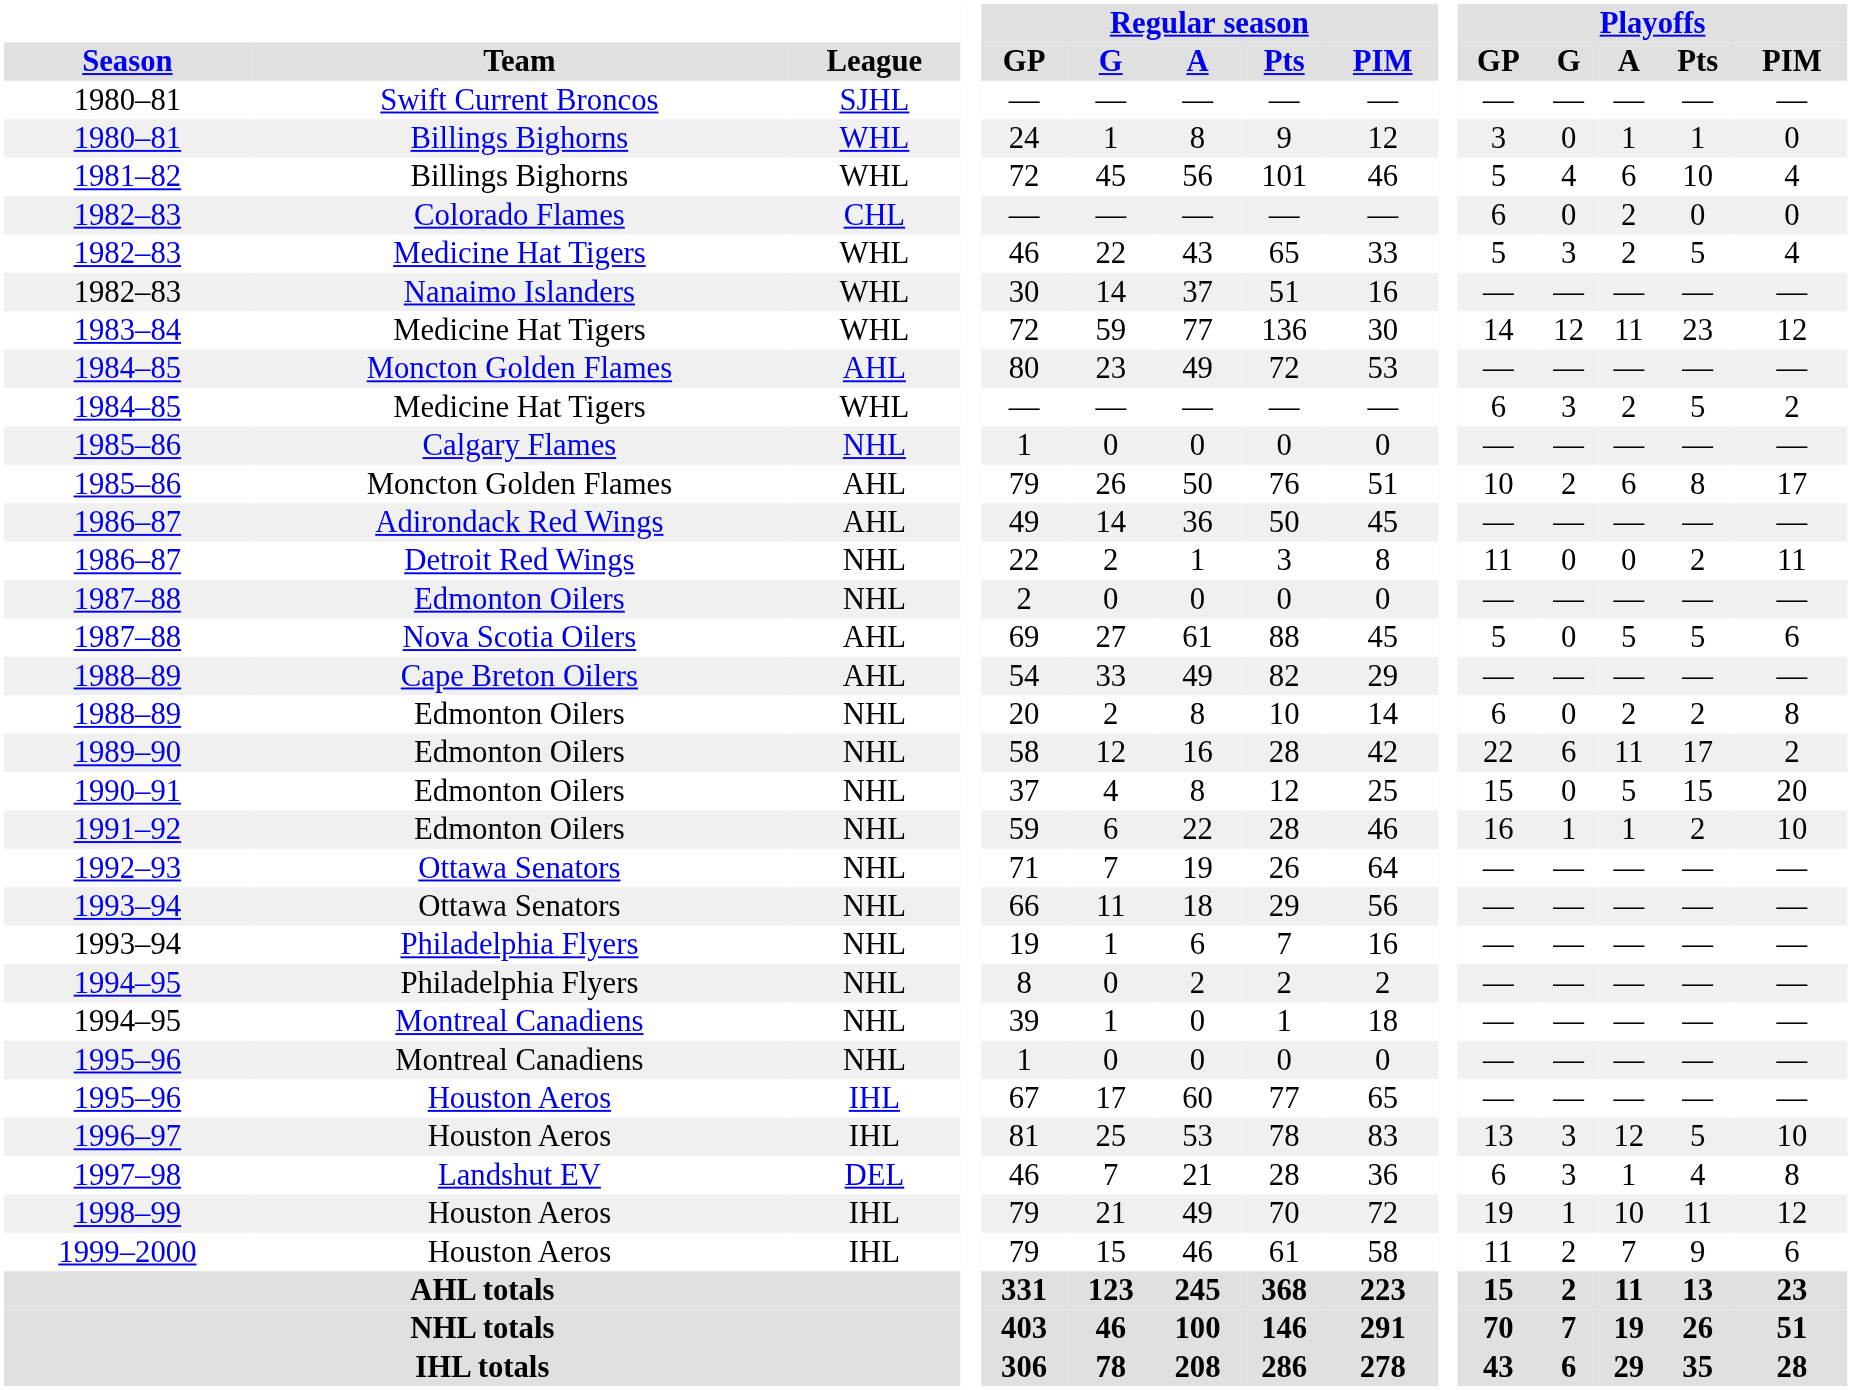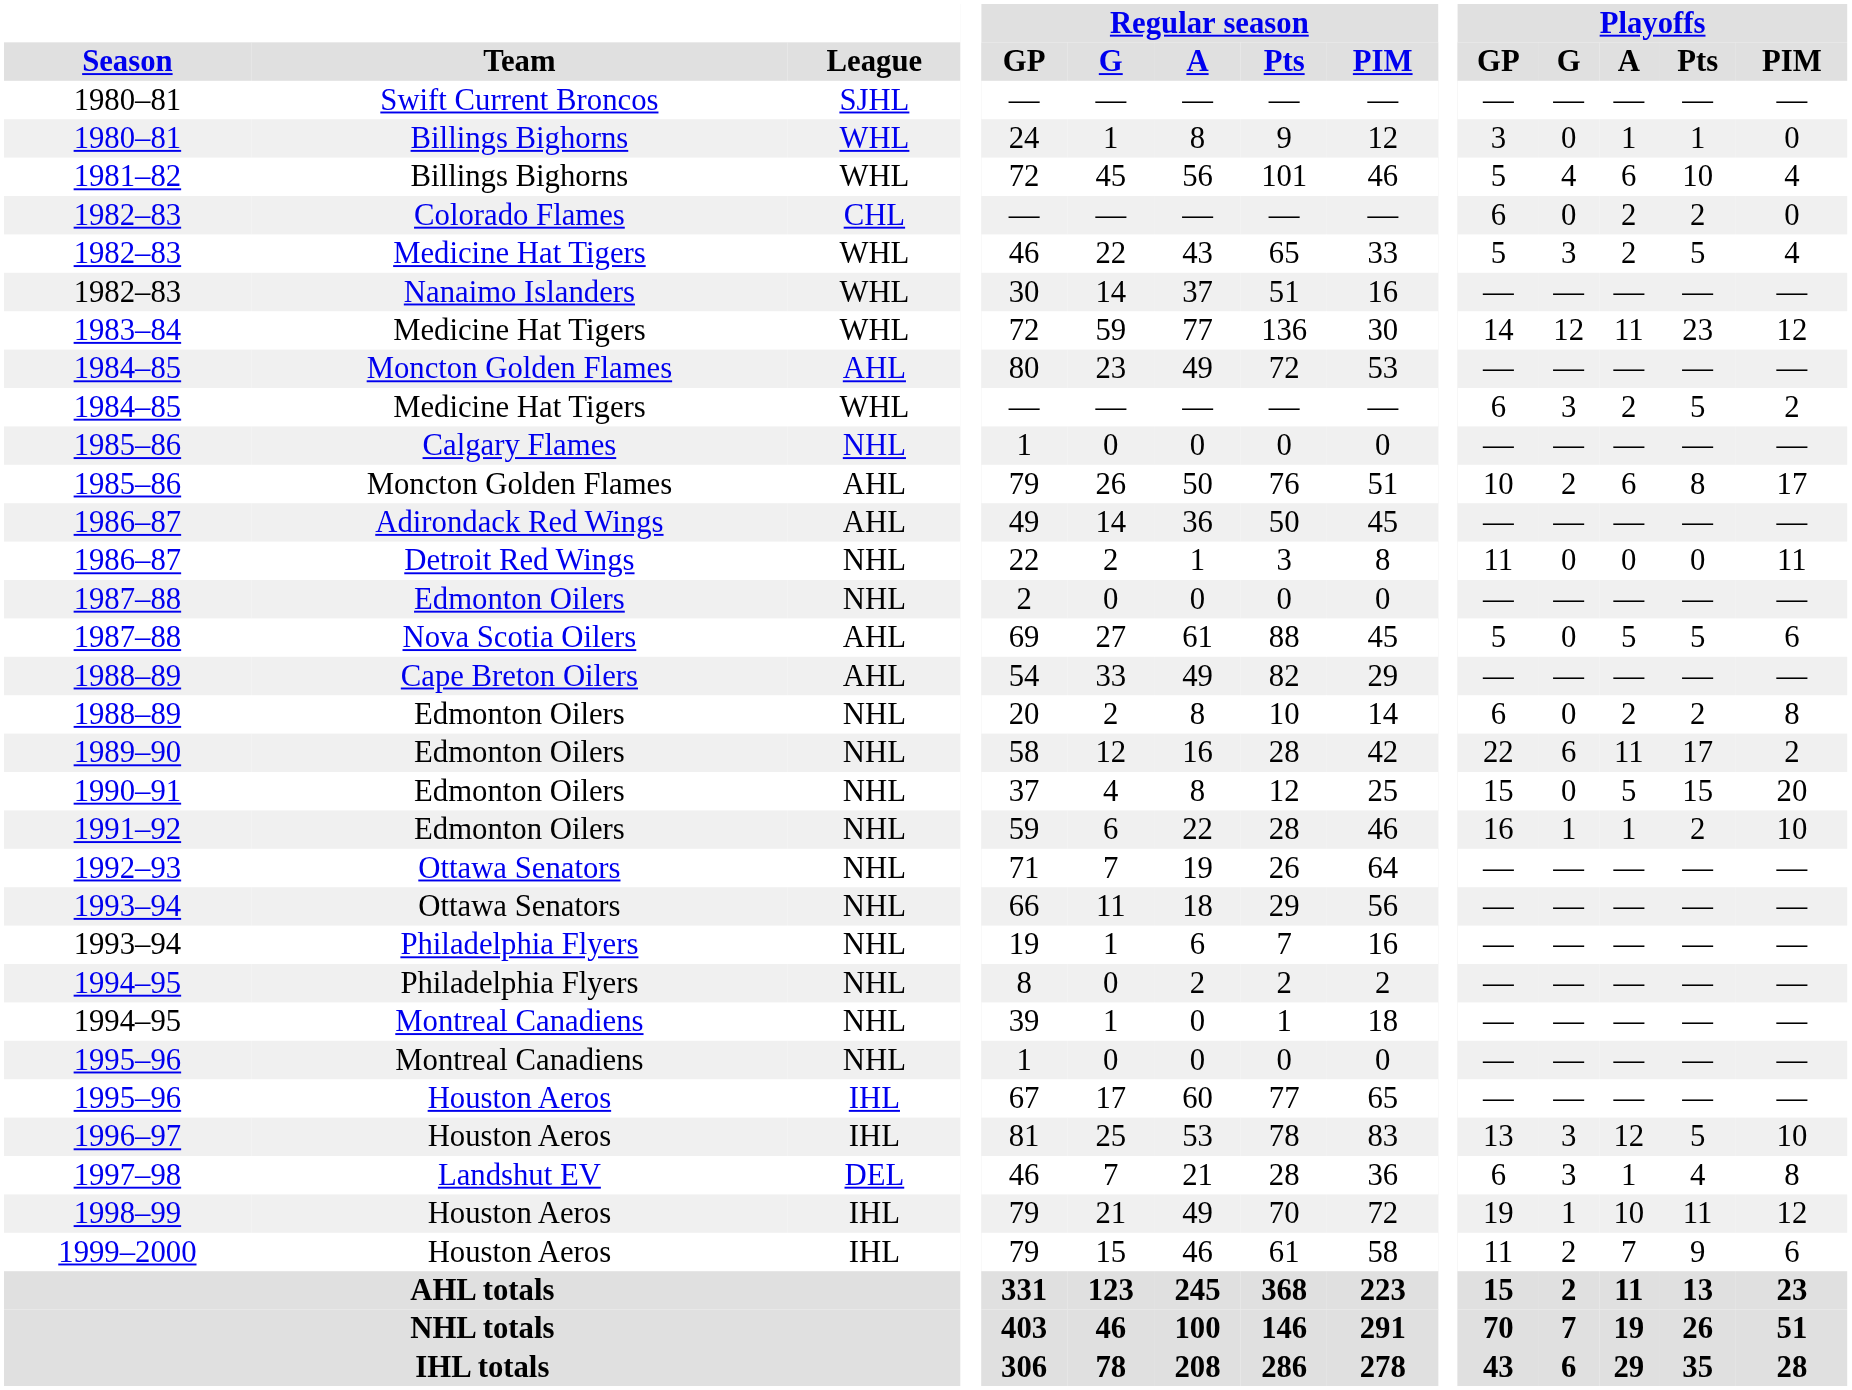(1698, 214) 0 -> (1698, 214) 2
(1698, 560) 2 -> (1698, 560) 0
